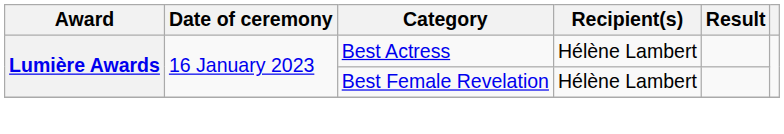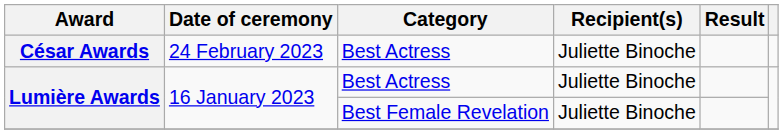+ row: (85, 50)
(627, 50) Hélène Lambert -> (627, 81) Juliette Binoche
(627, 81) Hélène Lambert -> (627, 112) Juliette Binoche
